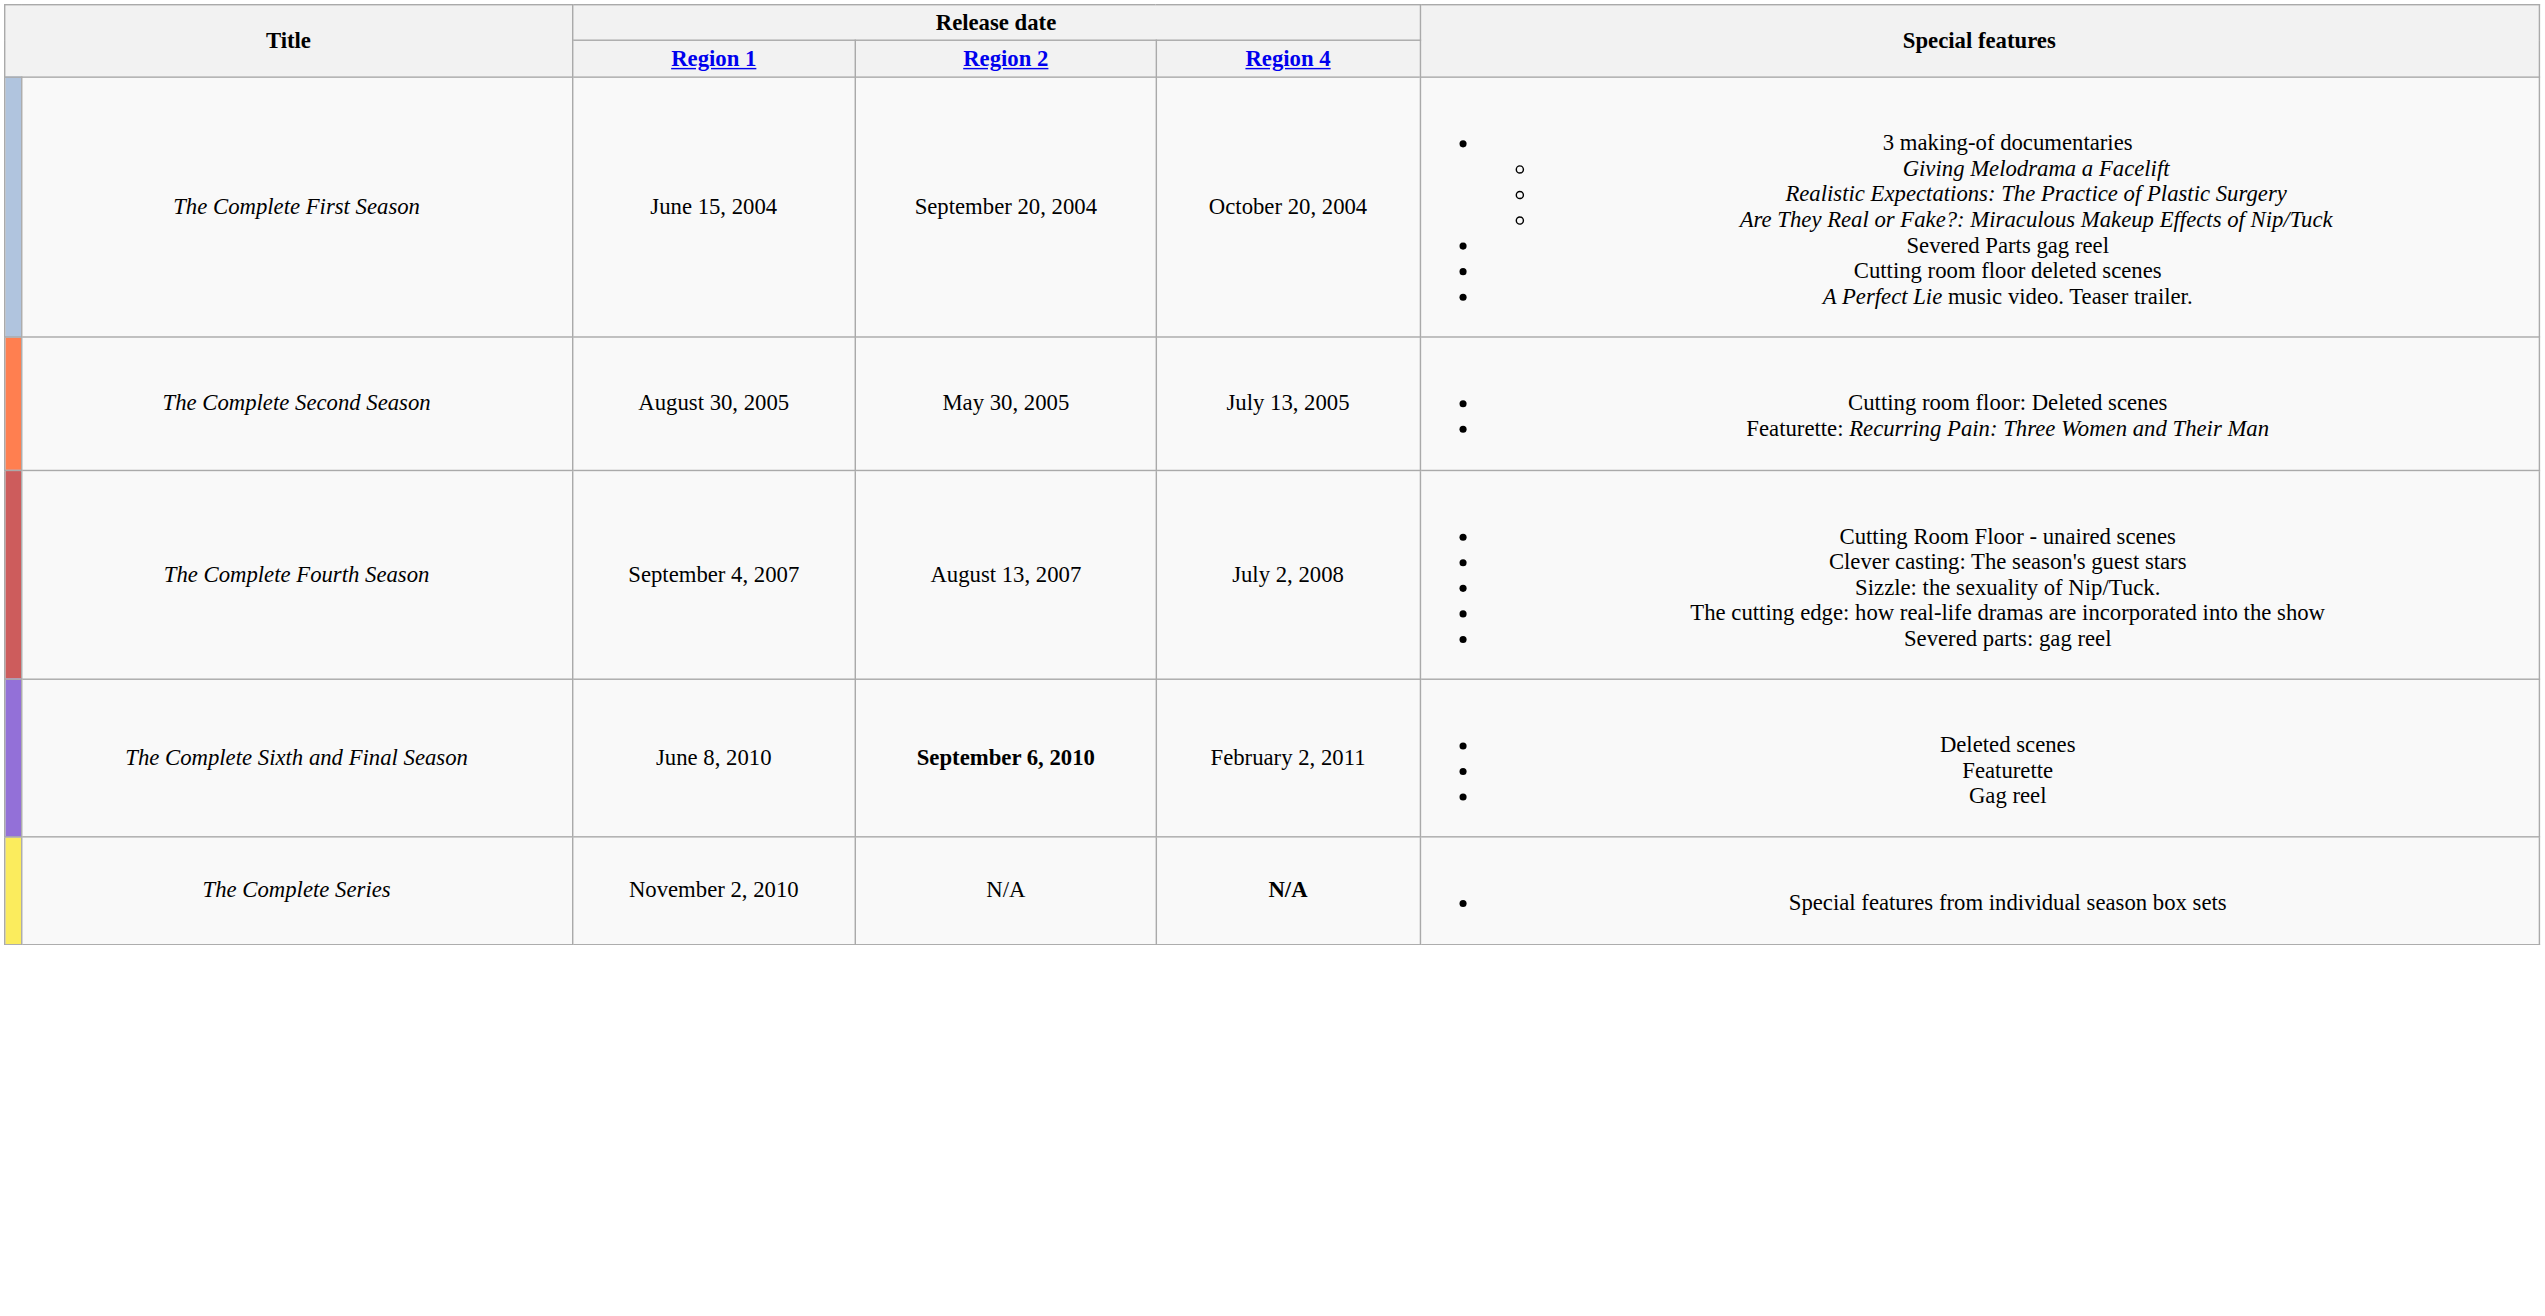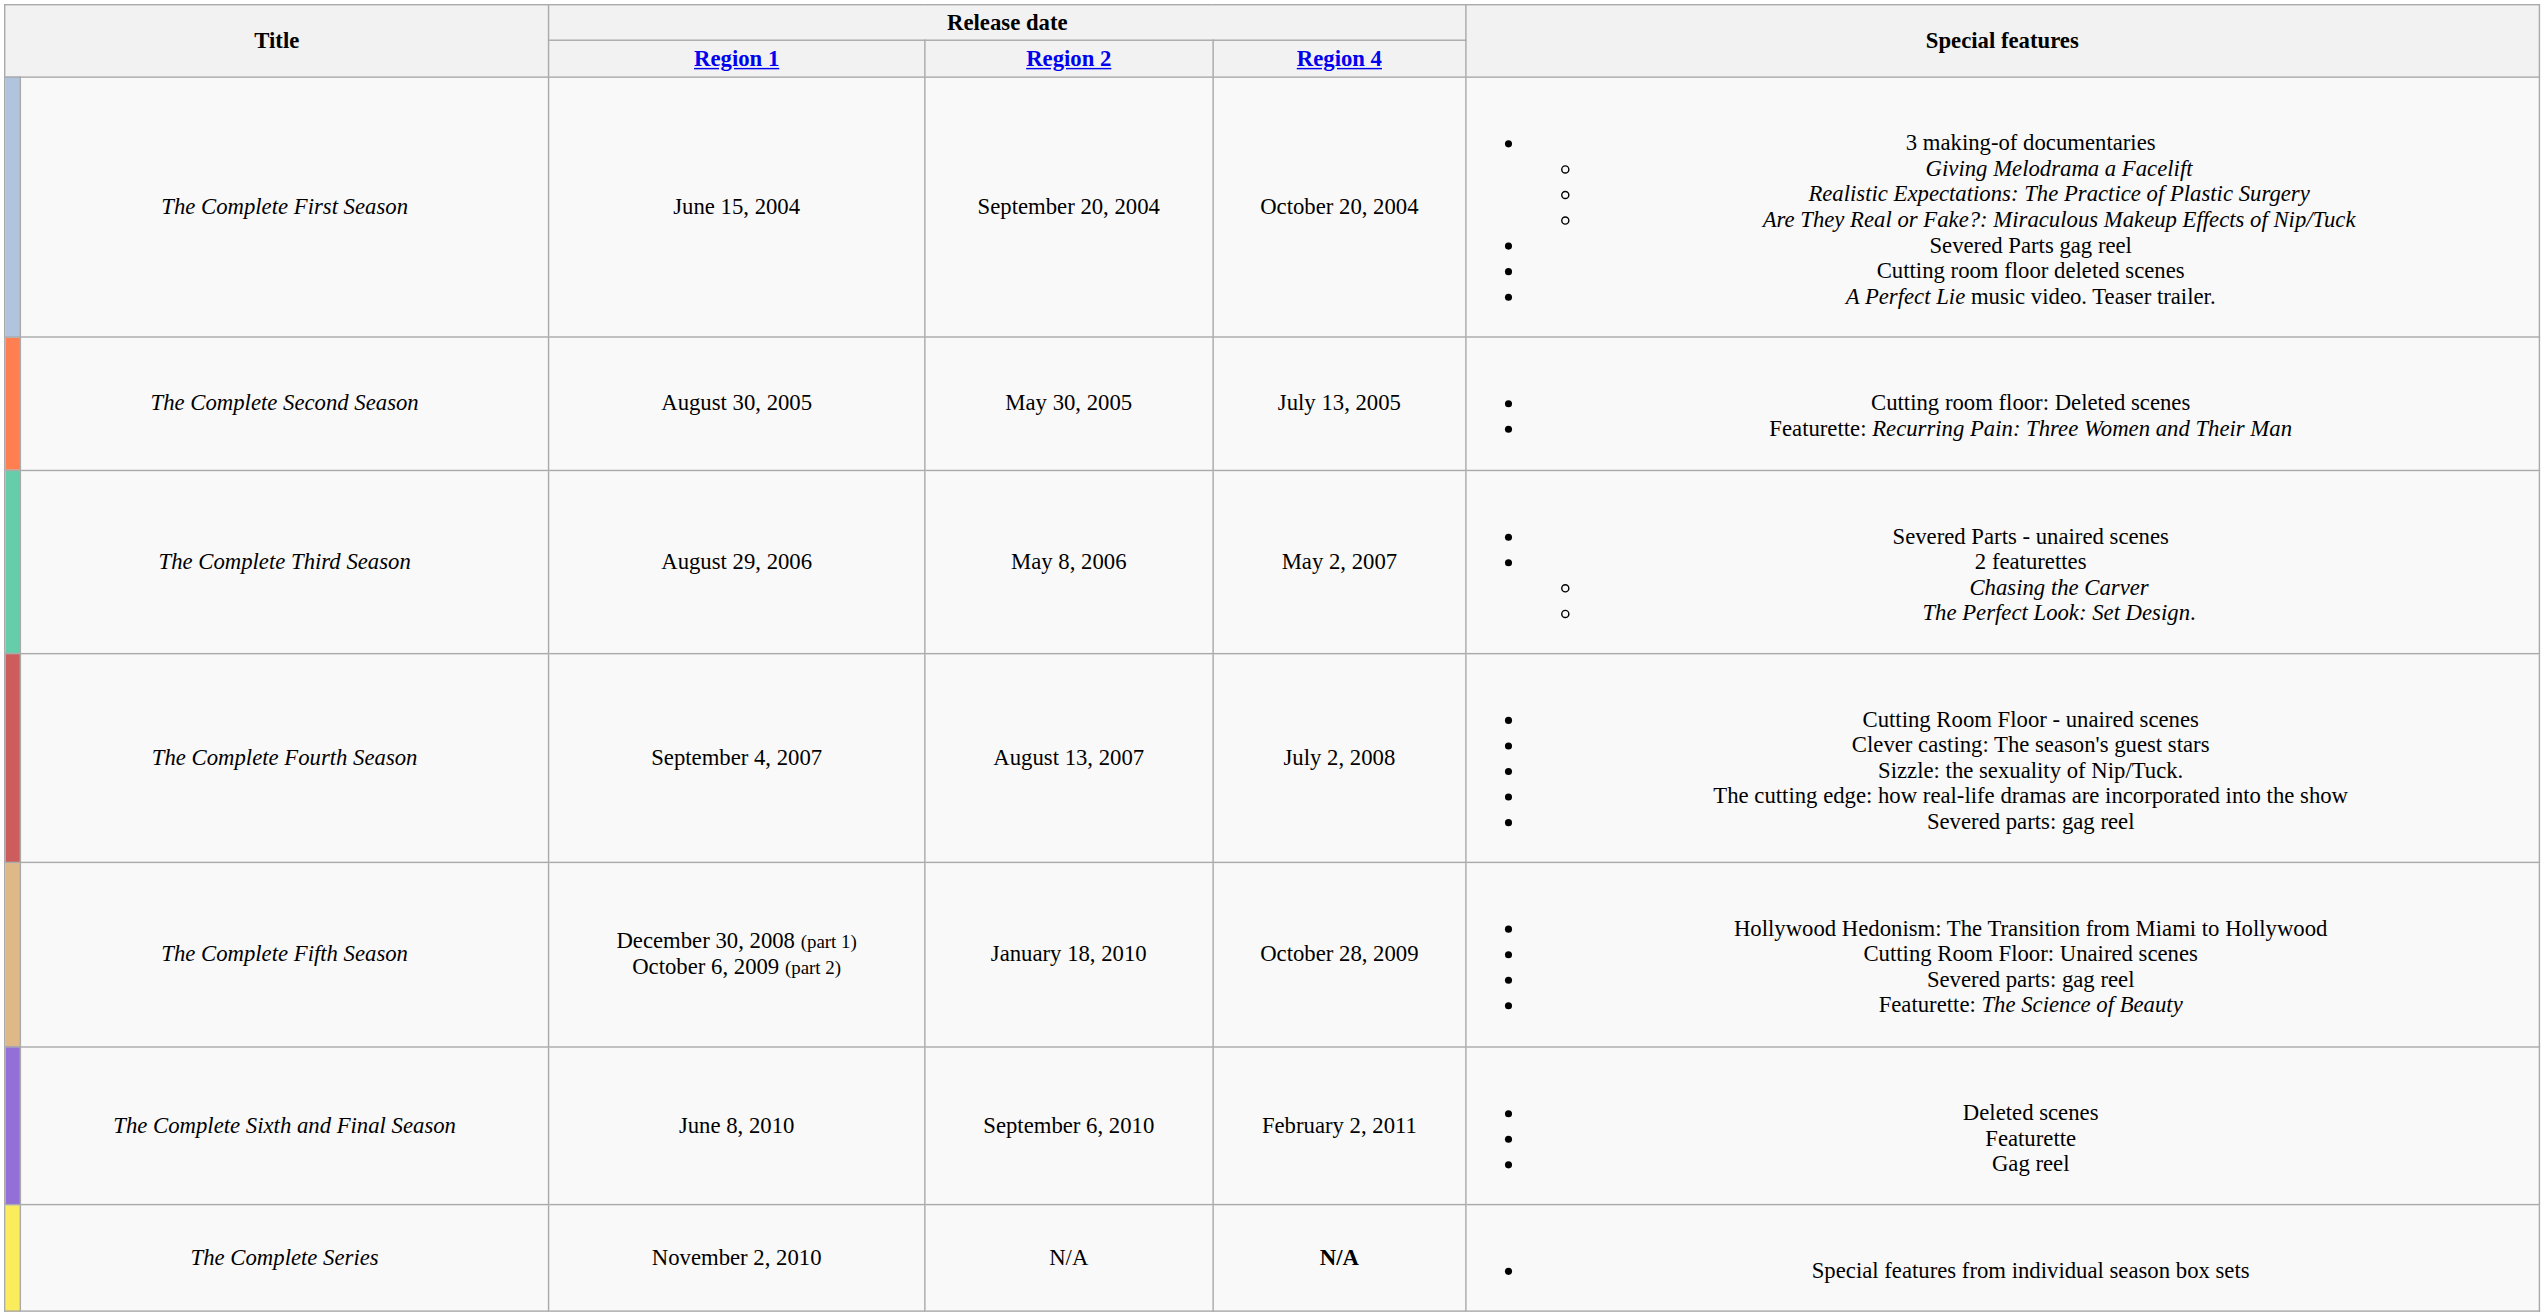+ row: (285, 561)
+ row: (285, 954)
(1006, 757) bold -> (1069, 1125) normal
